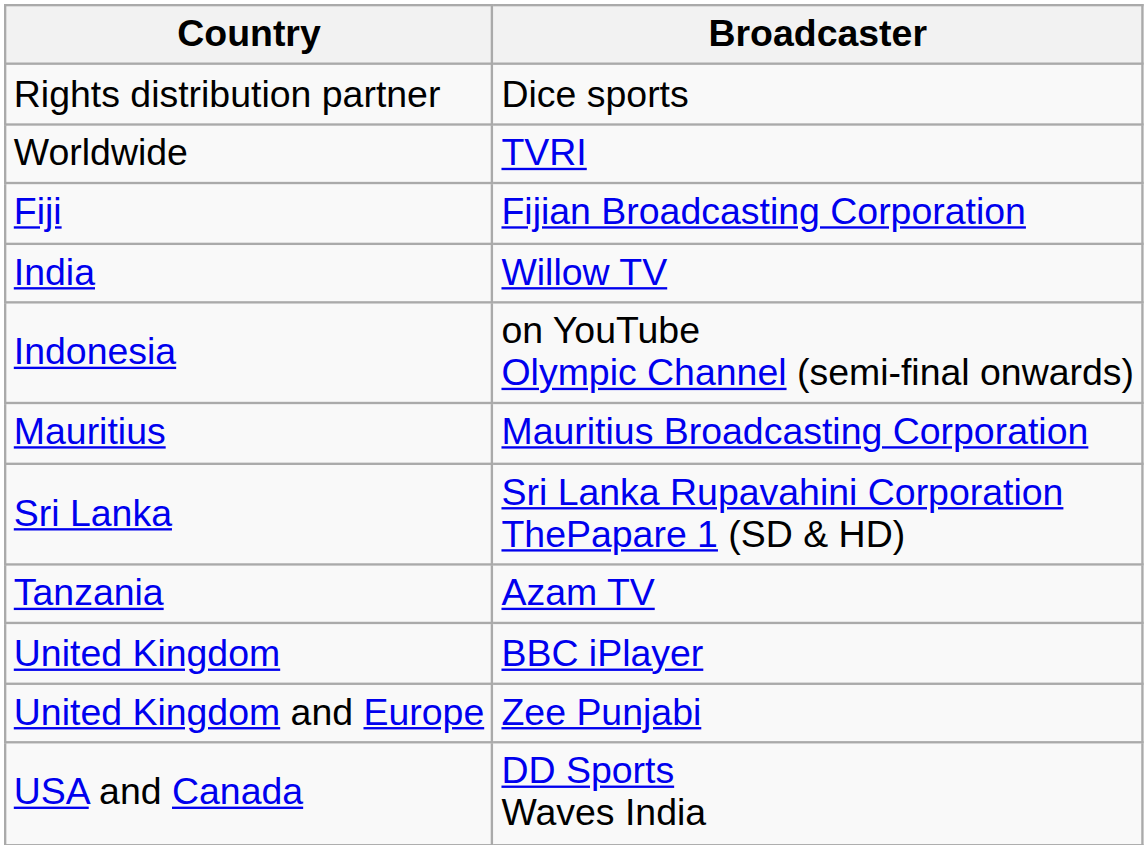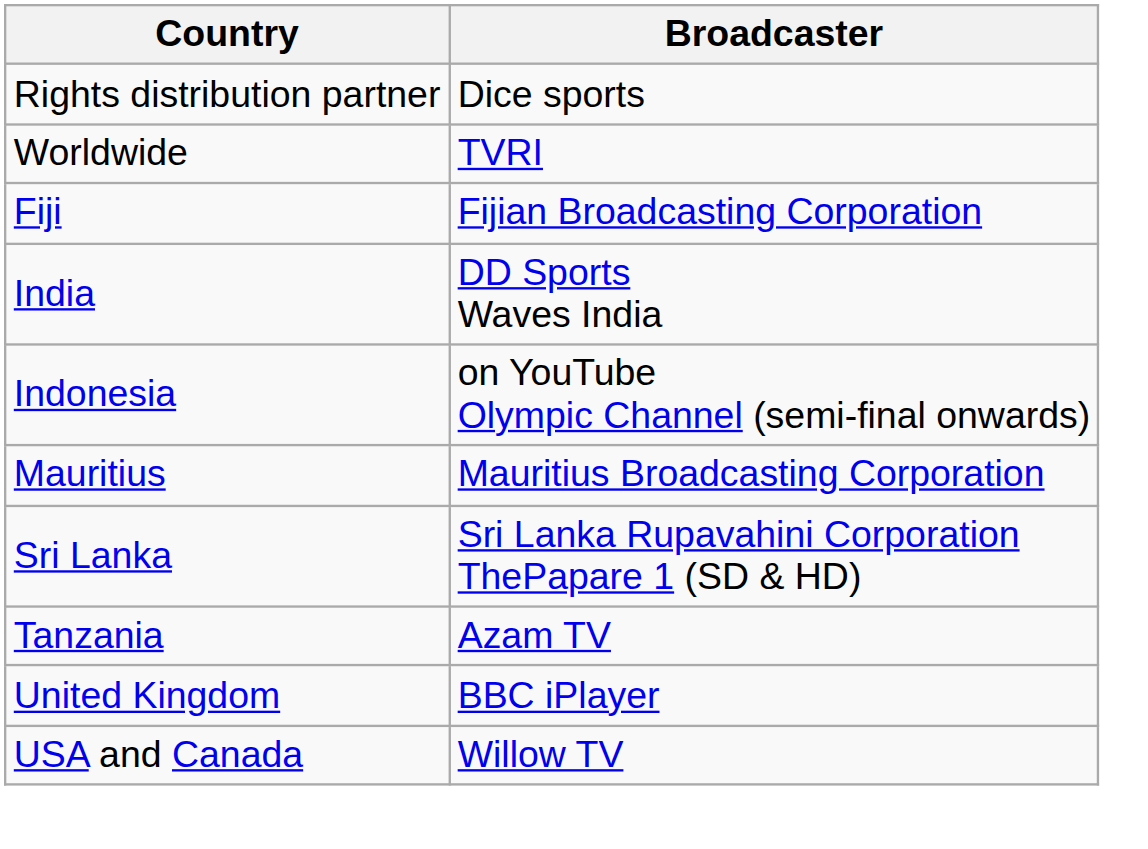(584, 271) Willow TV -> (560, 292) DD Sports Waves India
- row: (249, 712)
(604, 792) DD Sports Waves India -> (541, 754) Willow TV
